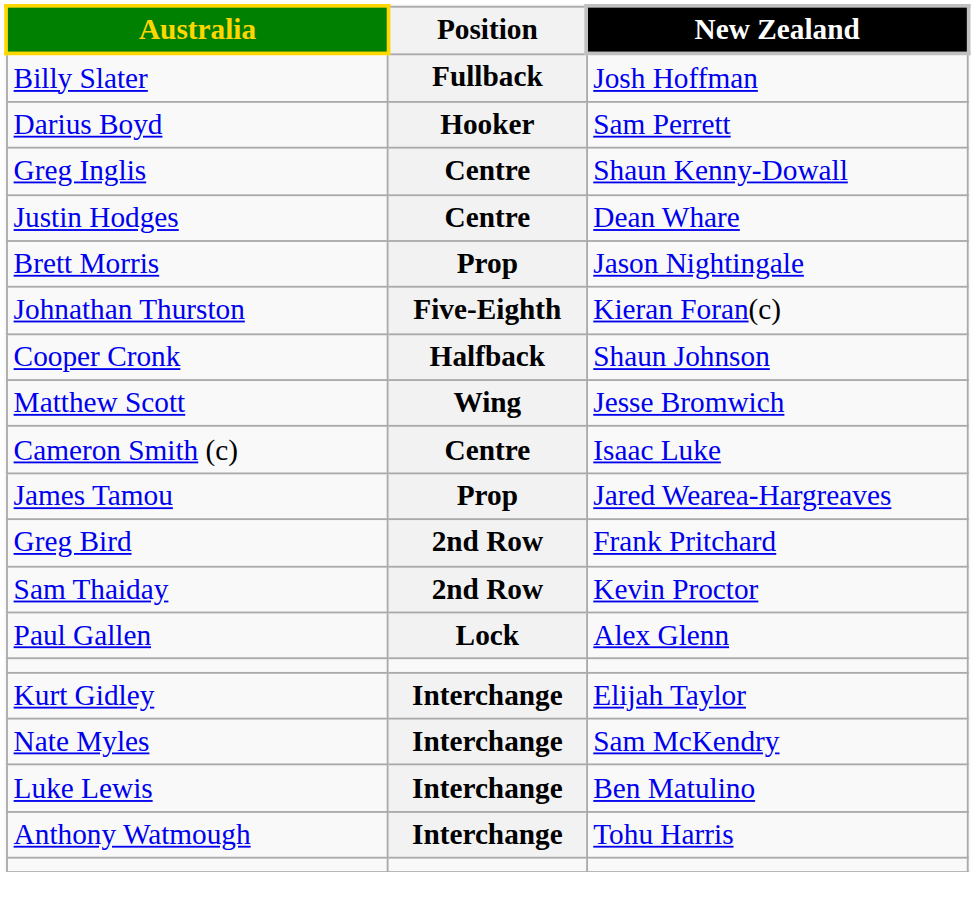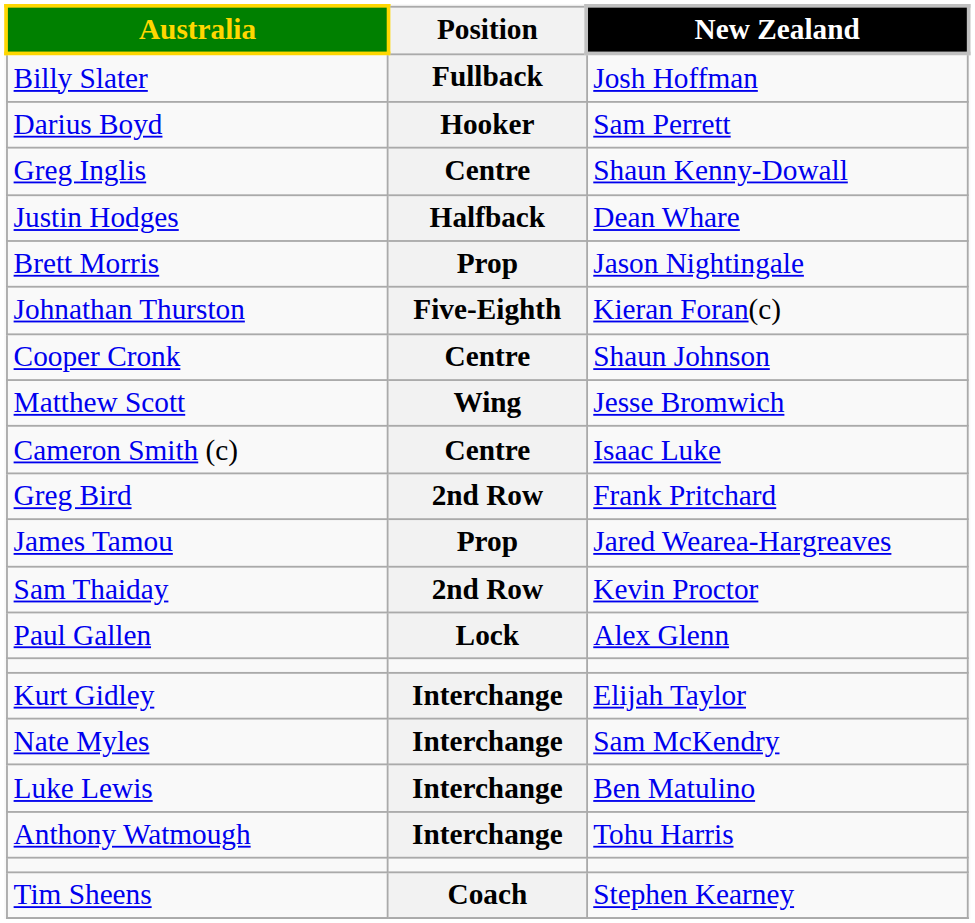(487, 217) Centre -> (487, 217) Halfback
(487, 356) Halfback -> (487, 356) Centre
rows swapped: (93, 495) <-> (73, 542)
+ row: (83, 894)
